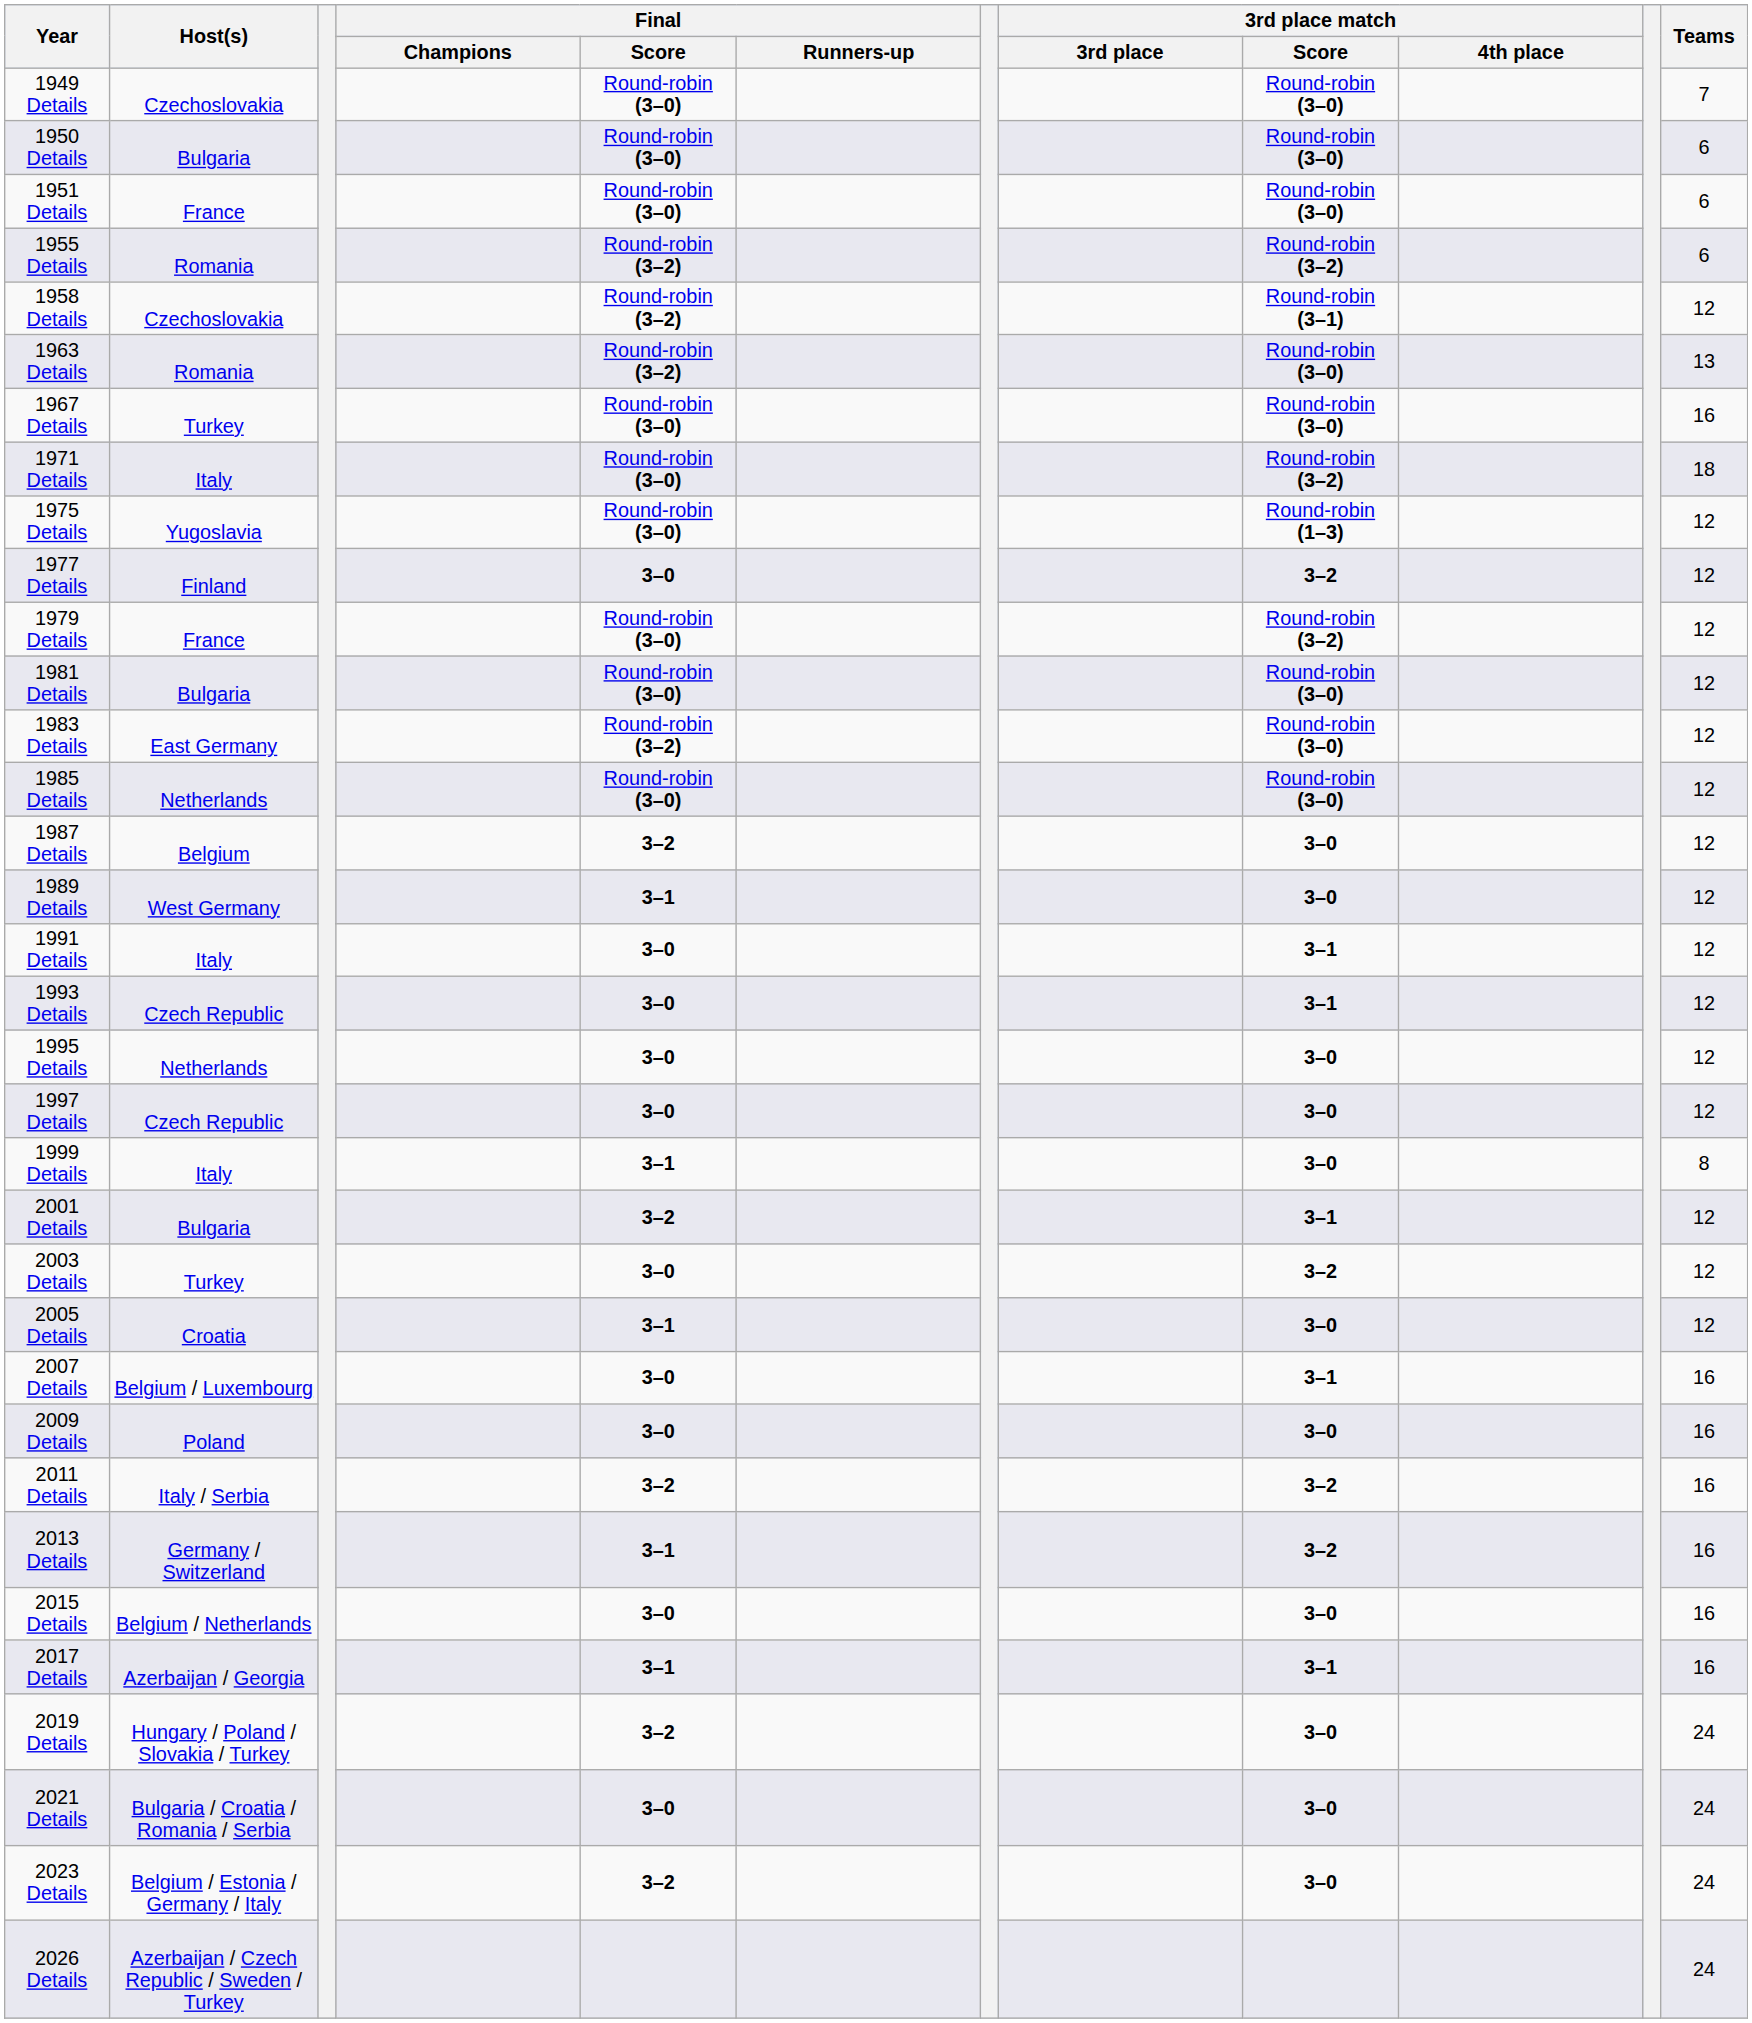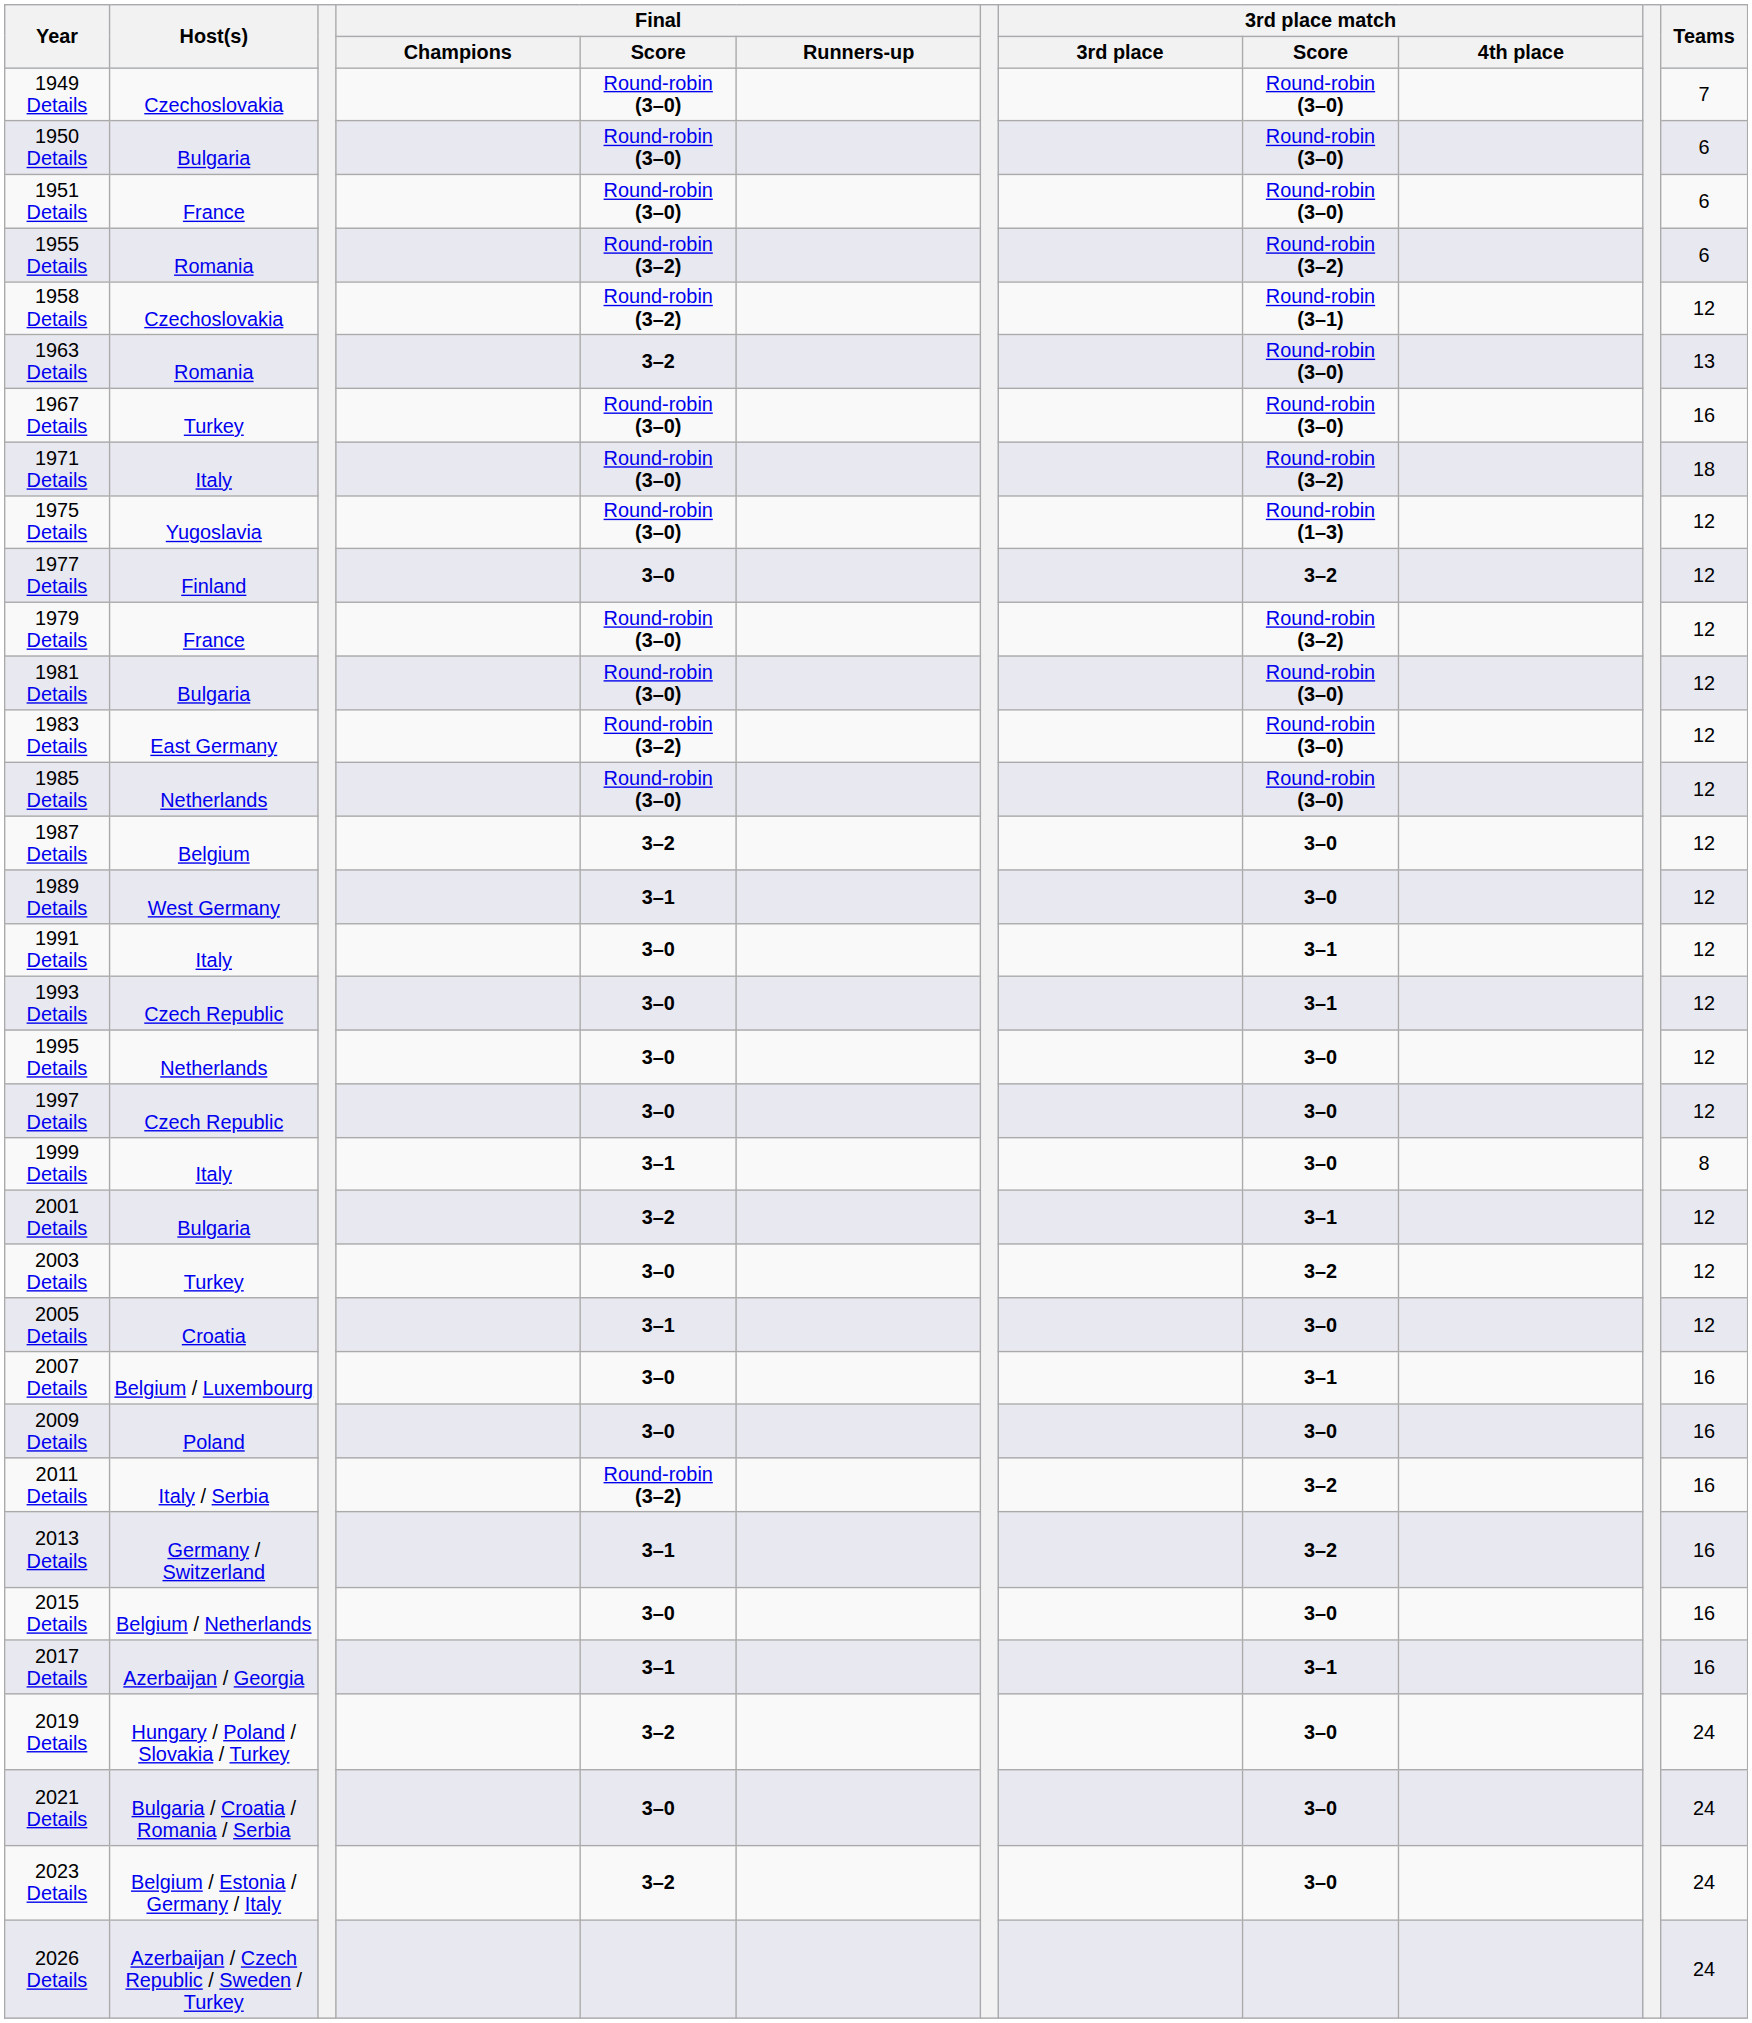(658, 362) Round-robin (3–2) -> (658, 362) 3–2
(658, 1485) 3–2 -> (658, 1485) Round-robin (3–2)
